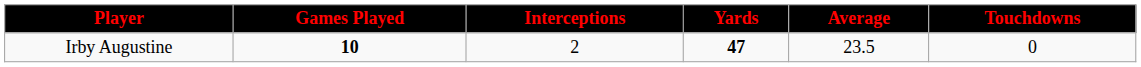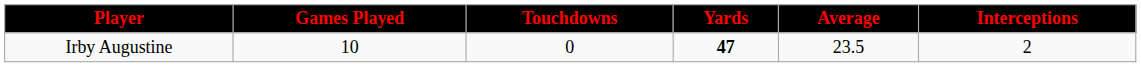columns swapped: (575, 18) <-> (1032, 18)
(350, 47) bold -> (350, 47) normal
